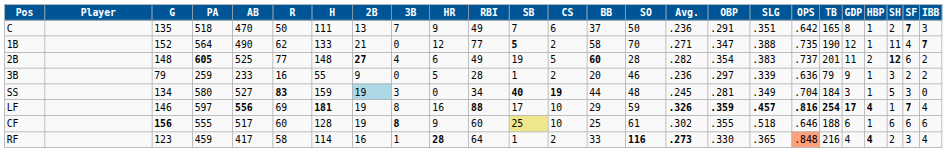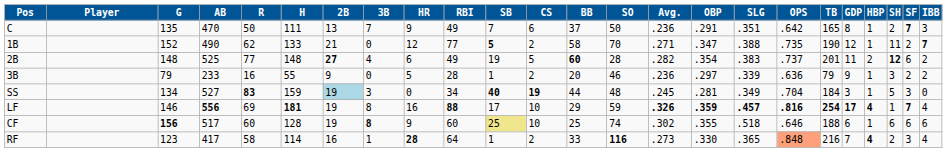- column: (212, 12)
(908, 44) 4 -> (908, 44) 2
(634, 124) 61 -> (615, 124) 74
(680, 139) bold -> (663, 139) normal
(847, 139) 4 -> (848, 139) 7
